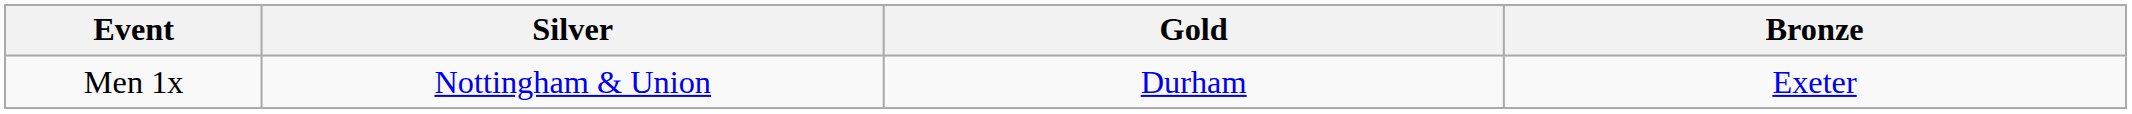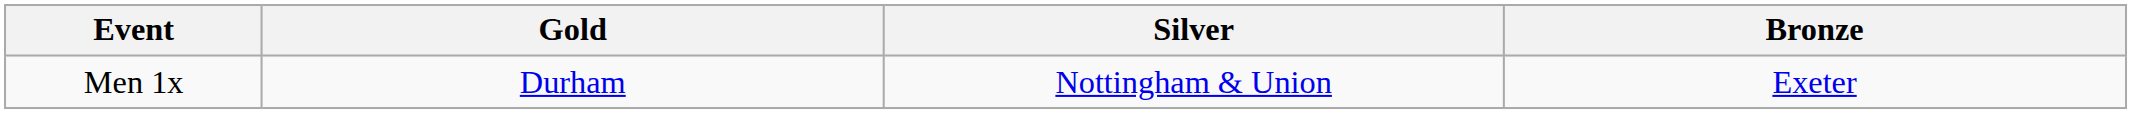columns swapped: (1194, 30) <-> (573, 30)
